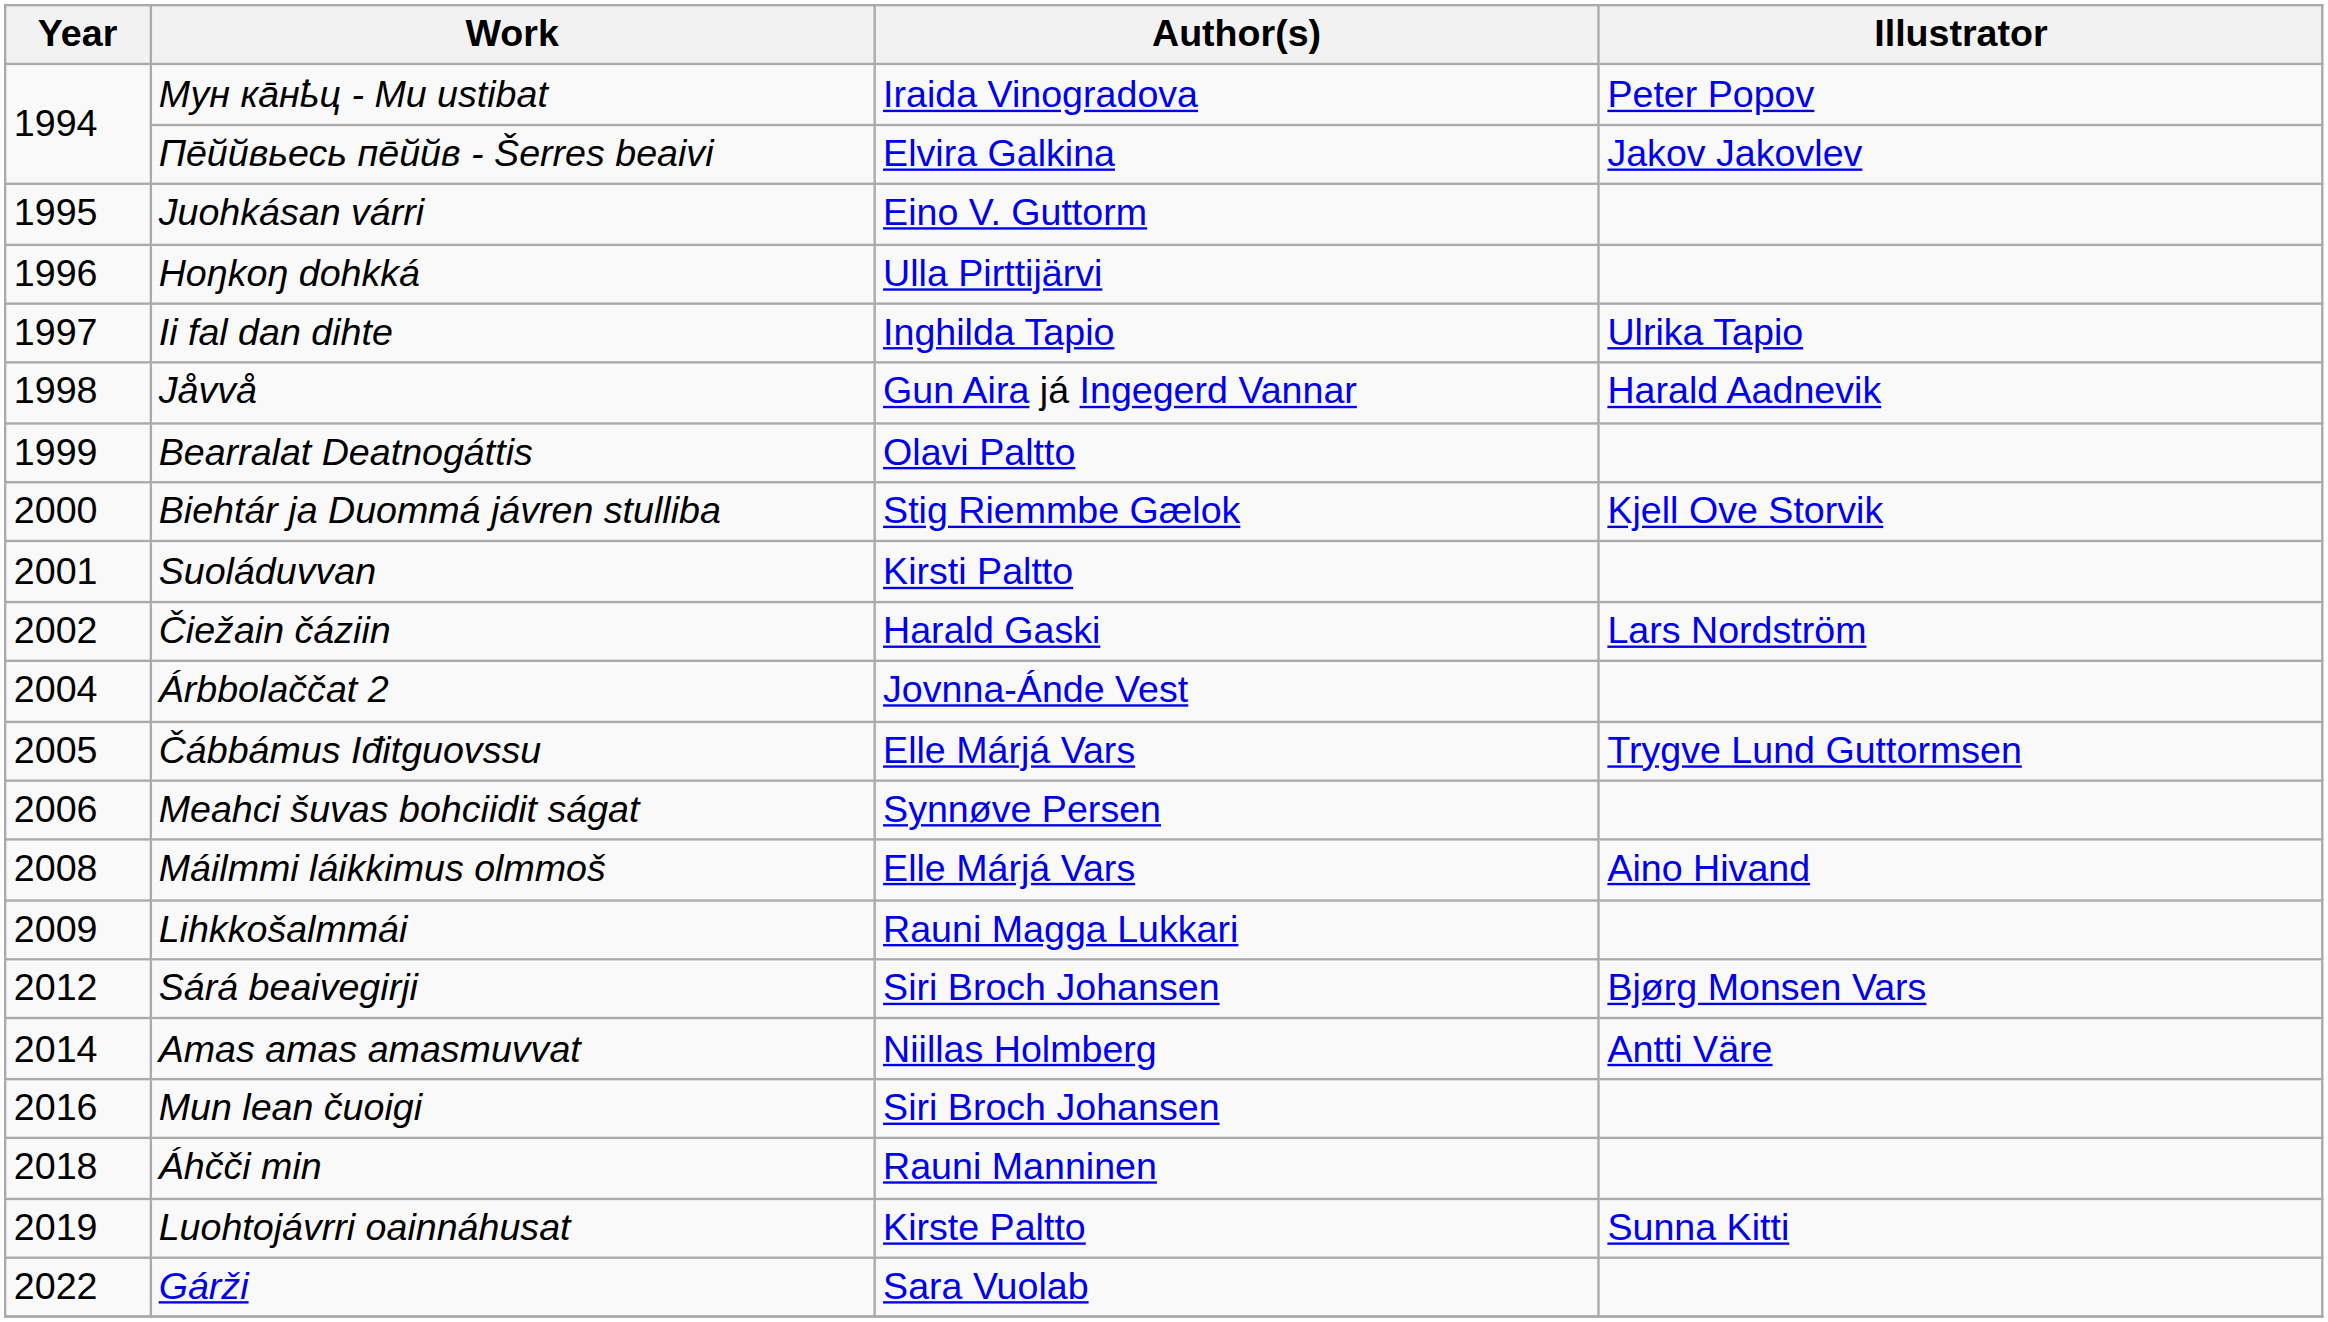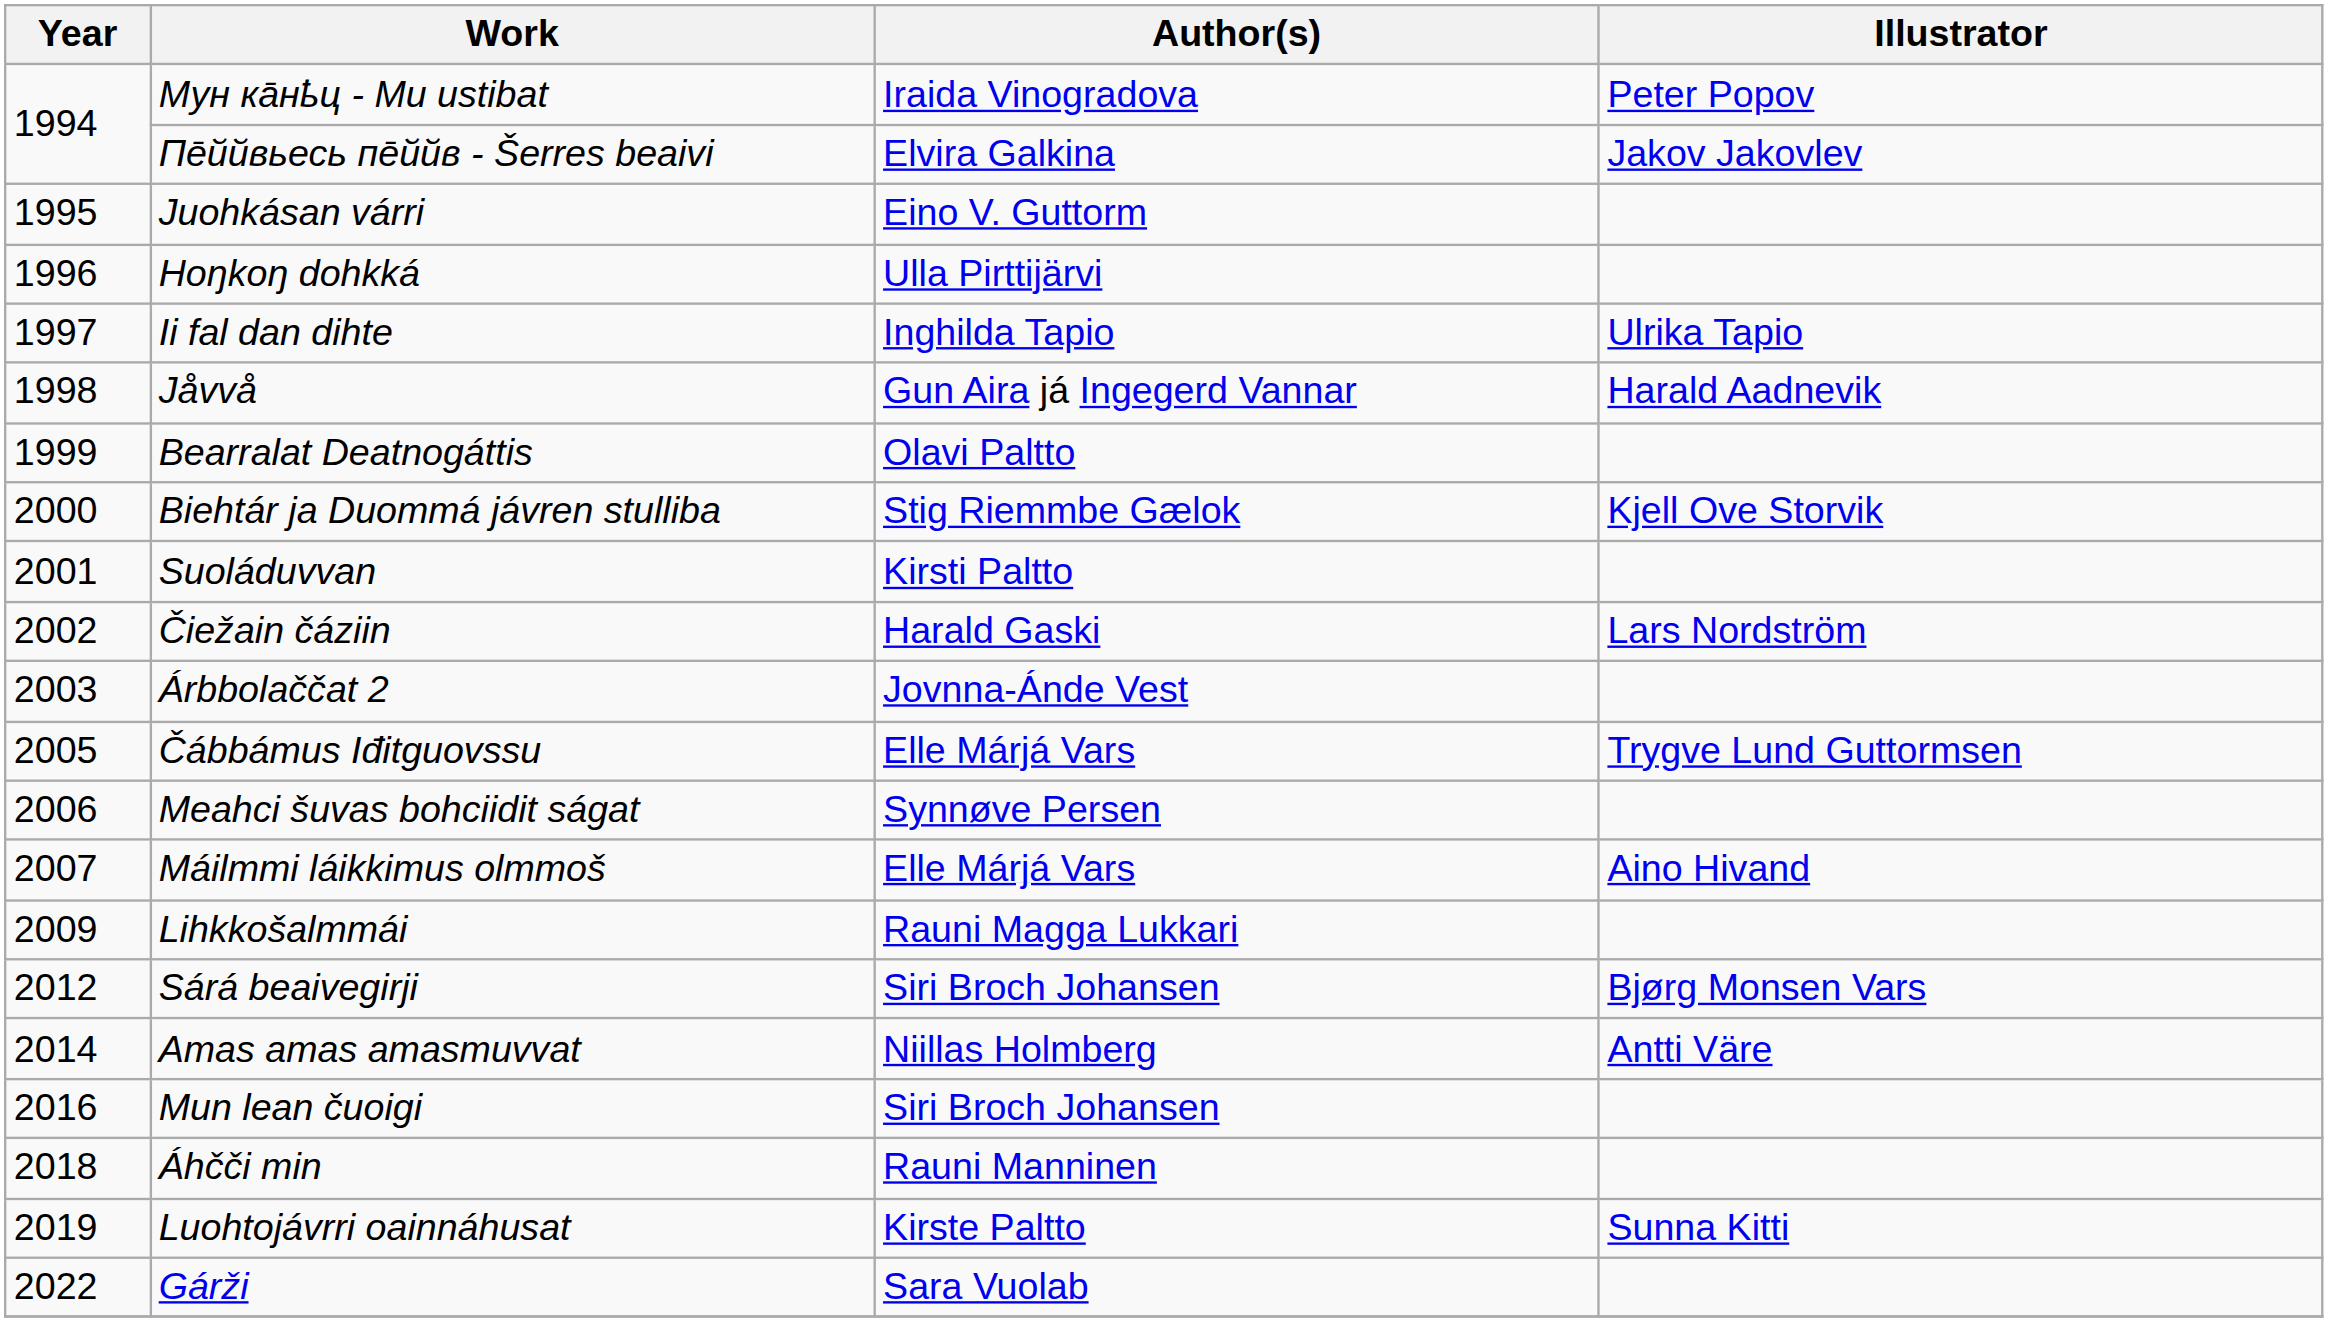(56, 690) 2004 -> (56, 690) 2003
(56, 869) 2008 -> (56, 869) 2007
